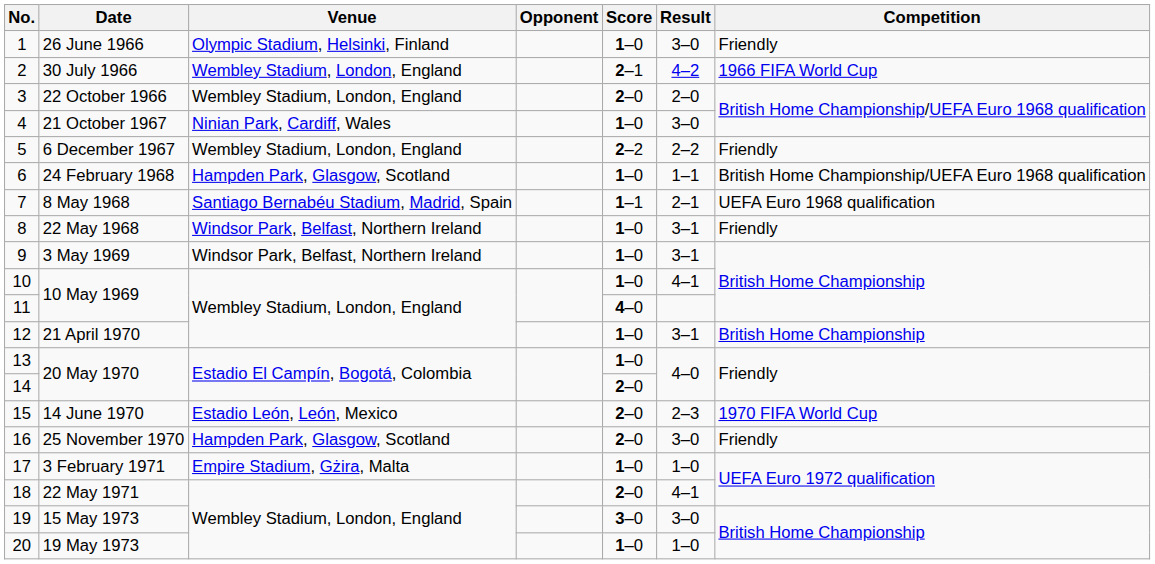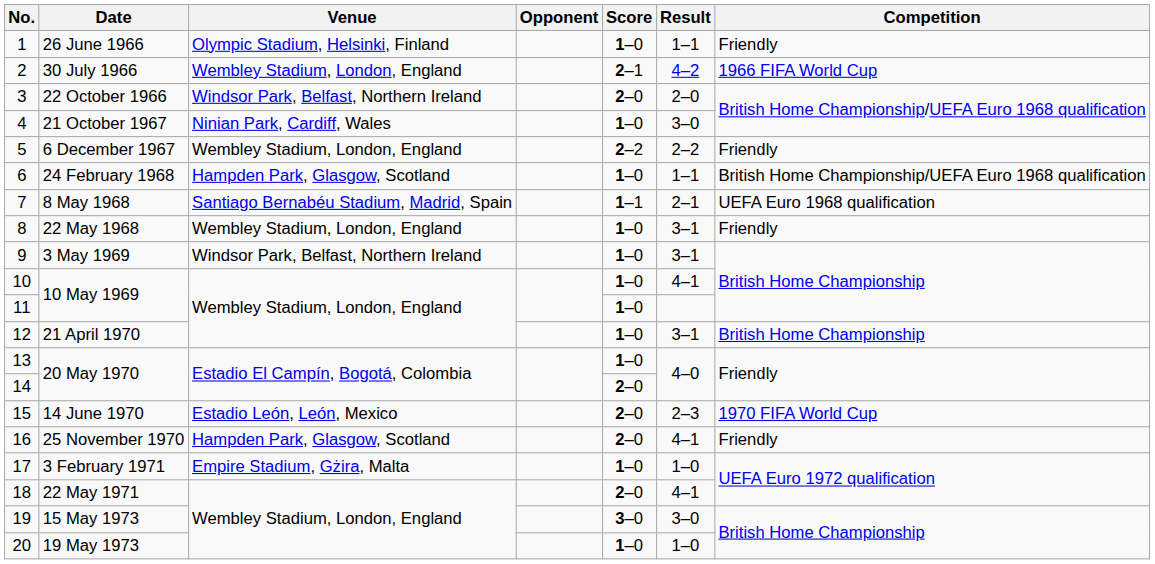(685, 44) 3–0 -> (685, 44) 1–1
(327, 96) Wembley Stadium, London, England -> (337, 96) Windsor Park, Belfast, Northern Ireland
(337, 228) Windsor Park, Belfast, Northern Ireland -> (327, 228) Wembley Stadium, London, England
(629, 307) 4–0 -> (629, 307) 1–0
(685, 439) 3–0 -> (685, 439) 4–1
